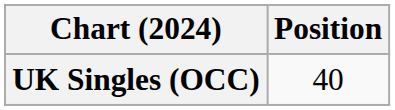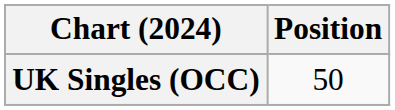(328, 79) 40 -> (328, 79) 50
